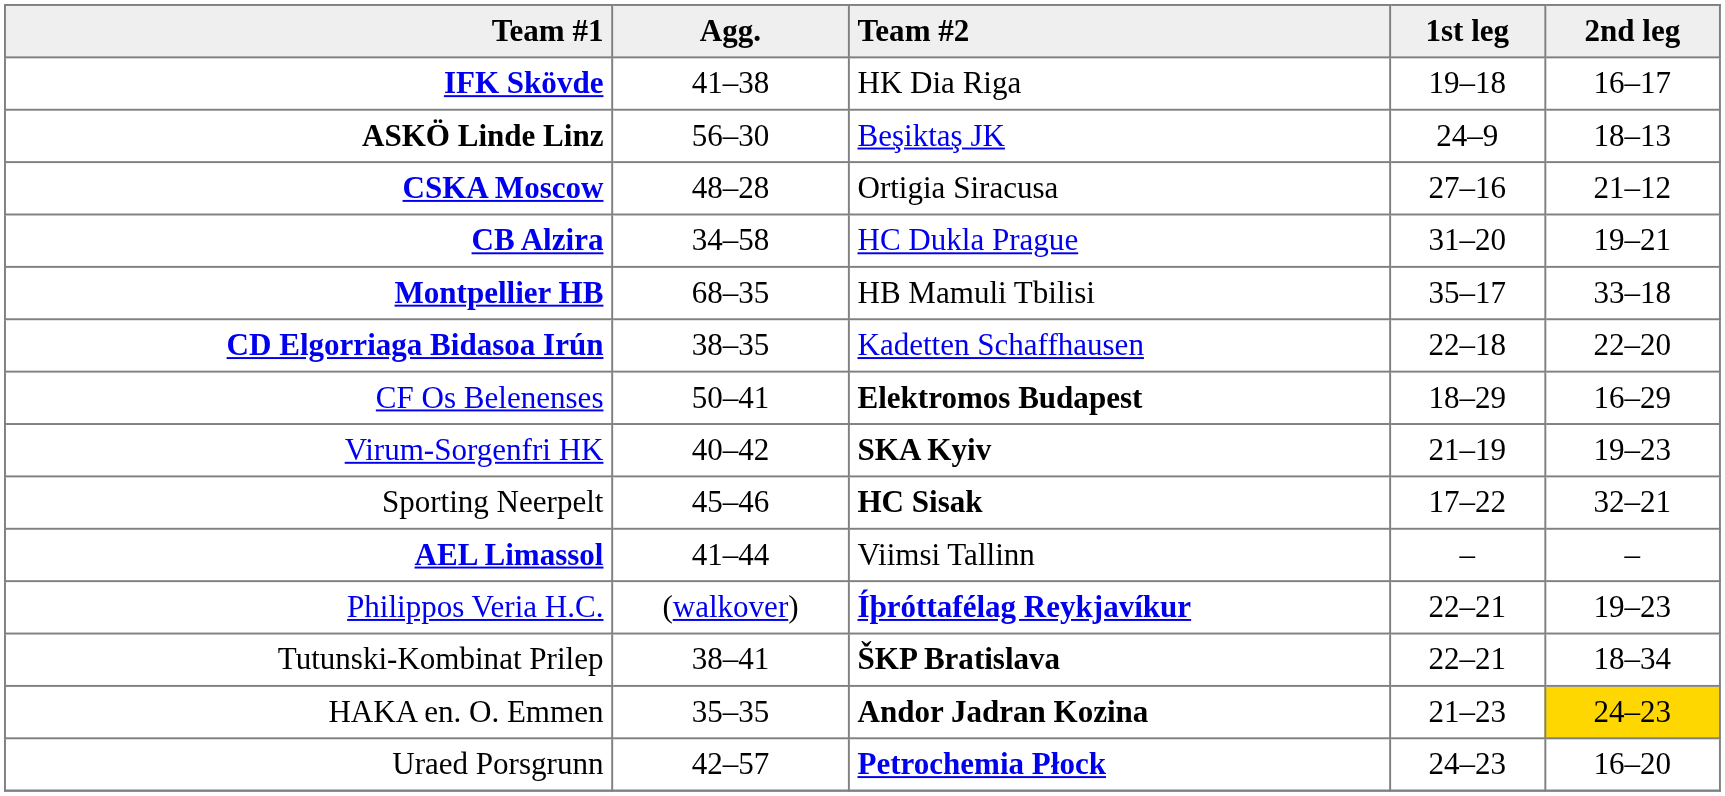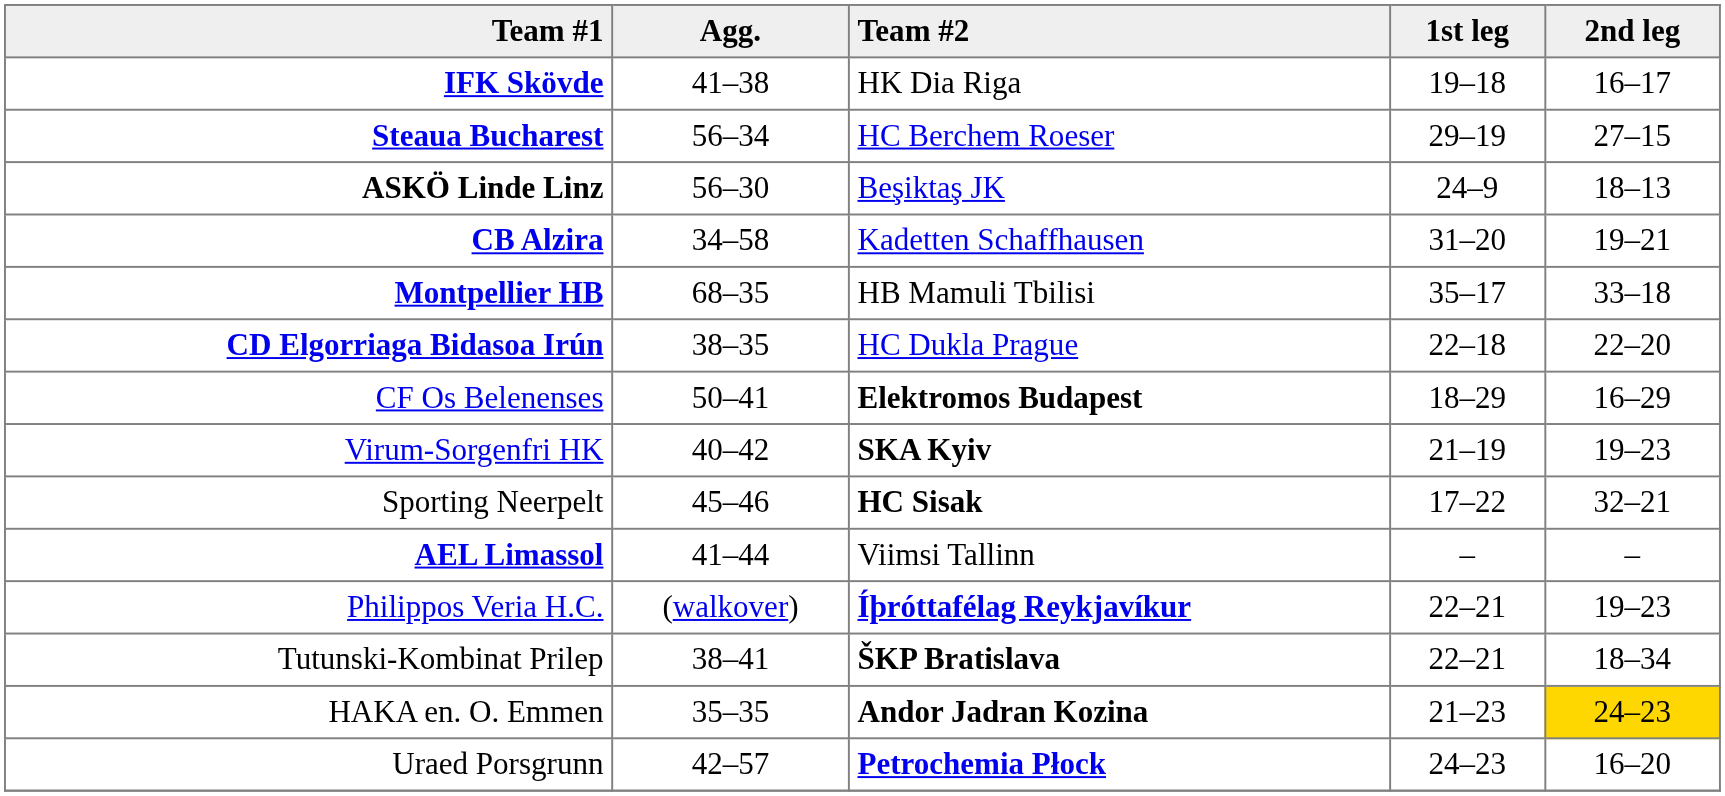+ row: (488, 135)
- row: (503, 187)
(968, 240) HC Dukla Prague -> (1001, 240) Kadetten Schaffhausen
(1001, 344) Kadetten Schaffhausen -> (968, 344) HC Dukla Prague
